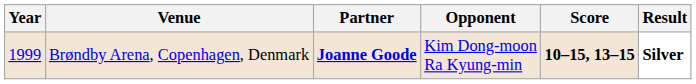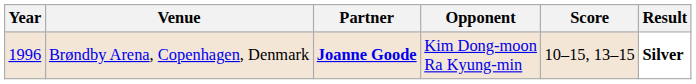(25, 55) 1999 -> (25, 55) 1996
(590, 55) bold -> (590, 55) normal
